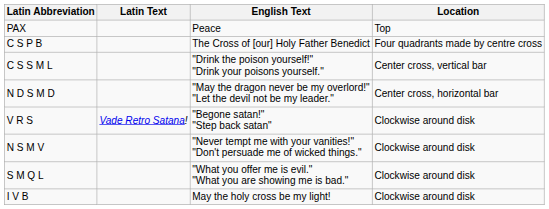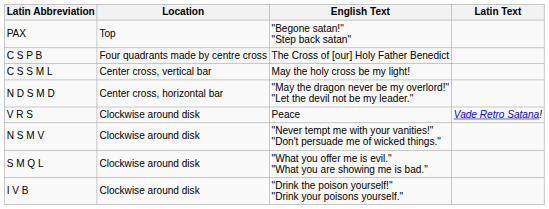columns swapped: (143, 12) <-> (458, 12)
(207, 28) Peace -> (311, 34) "Begone satan!" "Step back satan"
(258, 66) "Drink the poison yourself!" "Drink your poisons yourself." -> (341, 71) May the holy cross be my light!
(232, 120) "Begone satan!" "Step back satan" -> (286, 115) Peace
(261, 197) May the holy cross be my light! -> (337, 191) "Drink the poison yourself!" "Drink your poisons yourself."
